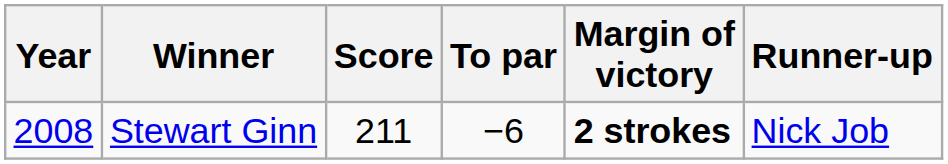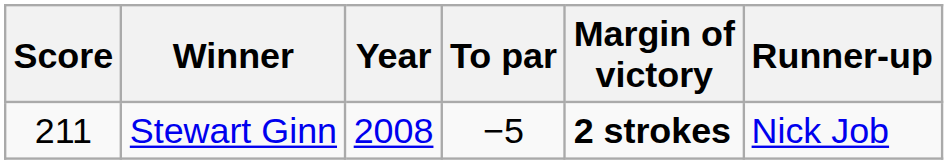columns swapped: (53, 54) <-> (384, 54)
(504, 131) −6 -> (504, 131) −5
